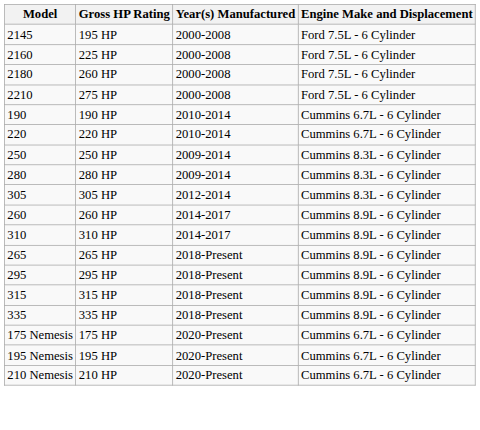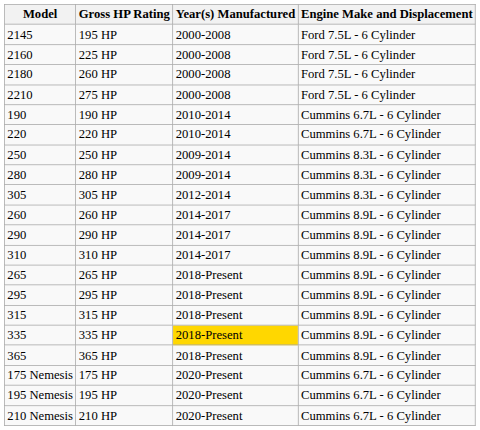+ row: (17, 235)
(209, 315) no background -> (209, 335) gold background
+ row: (17, 355)
